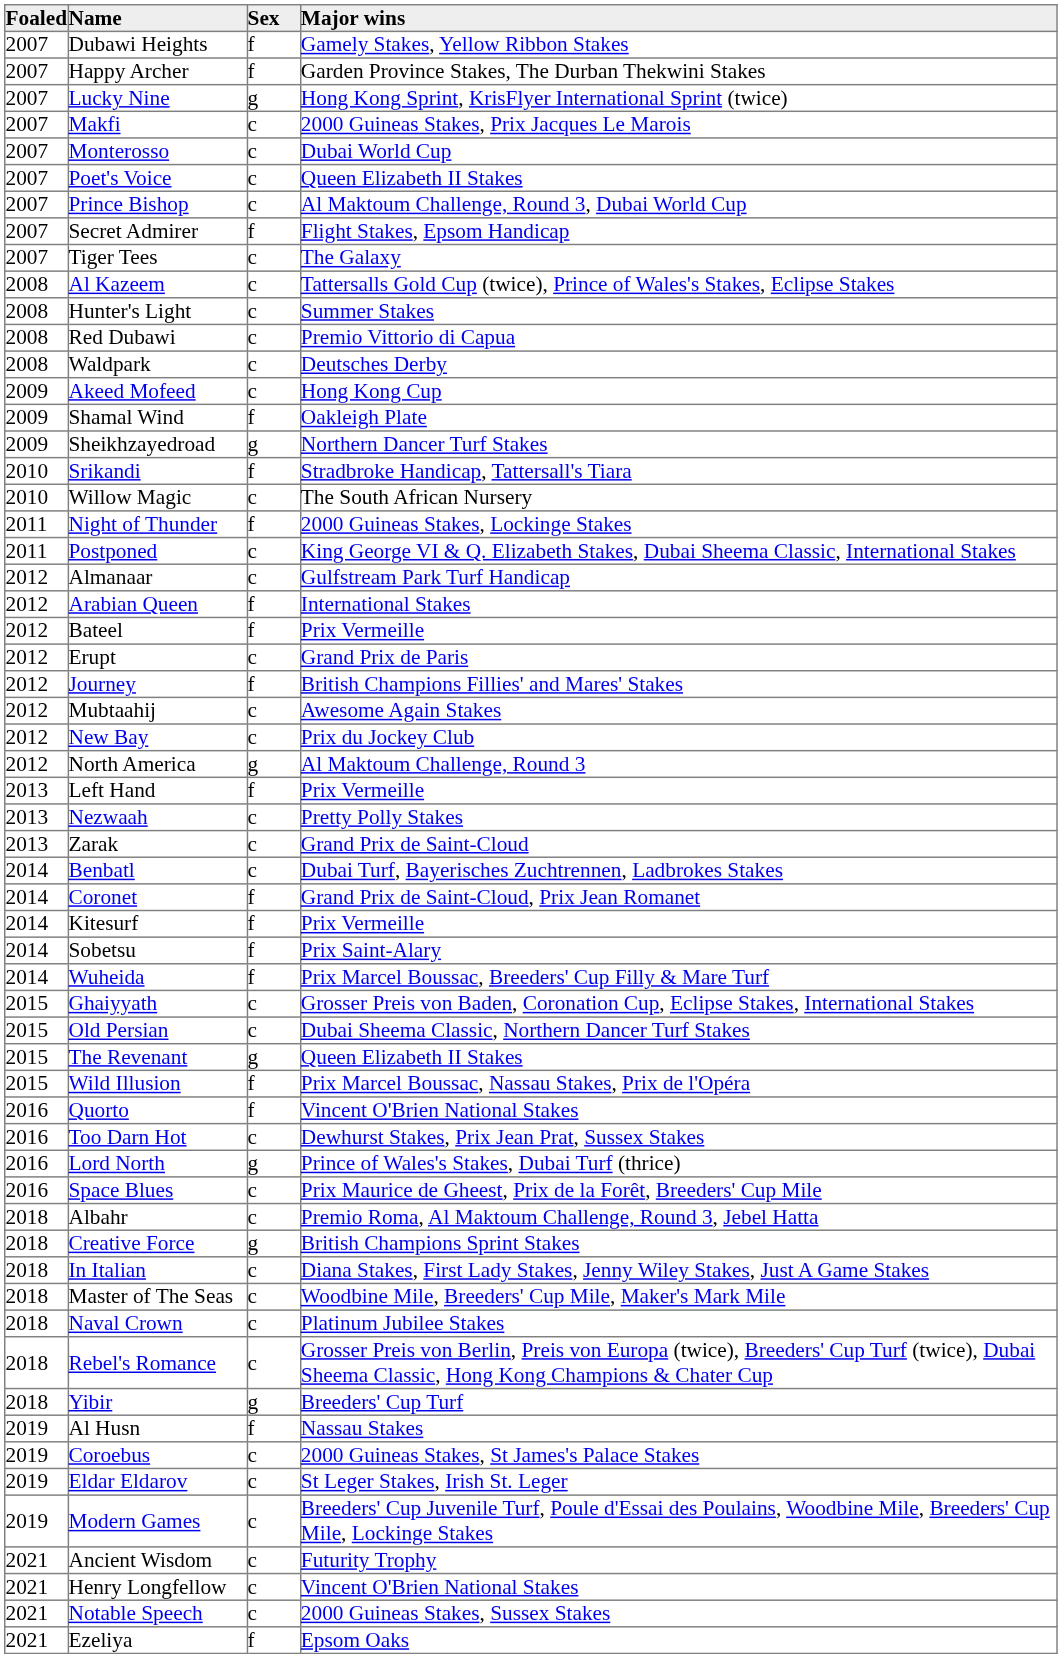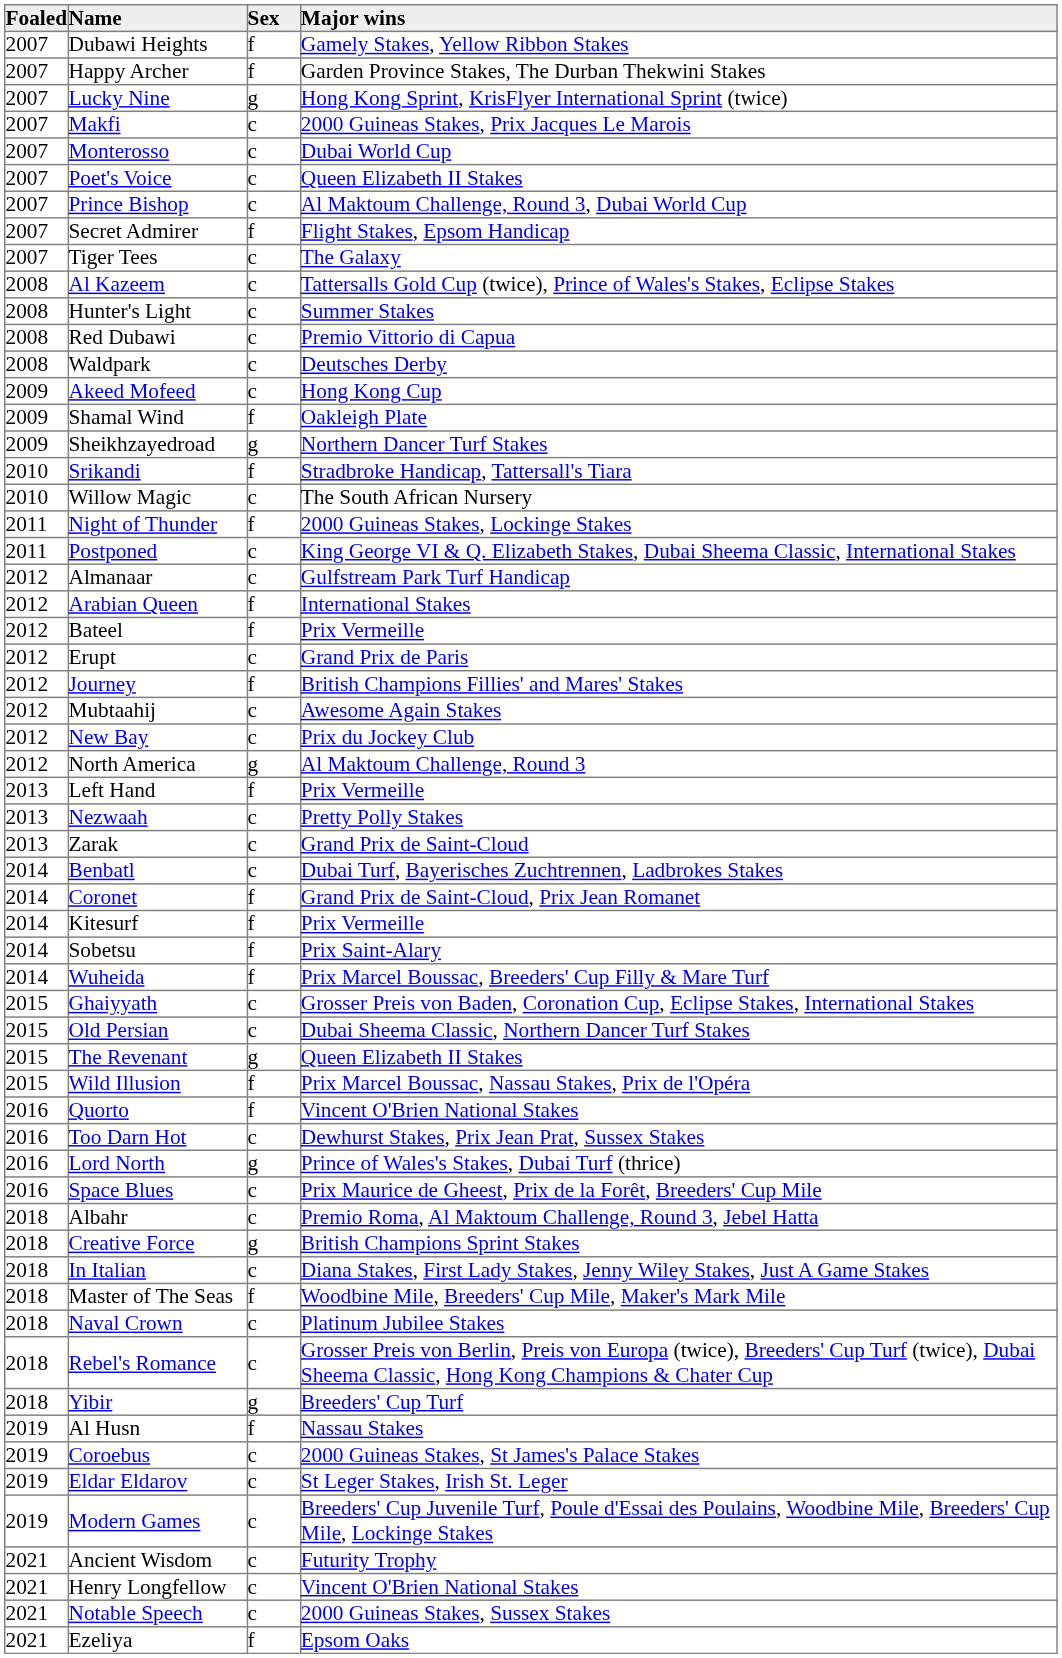(252, 1296) c -> (251, 1296) f
